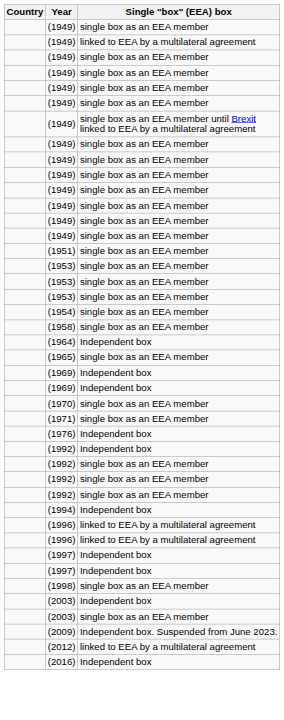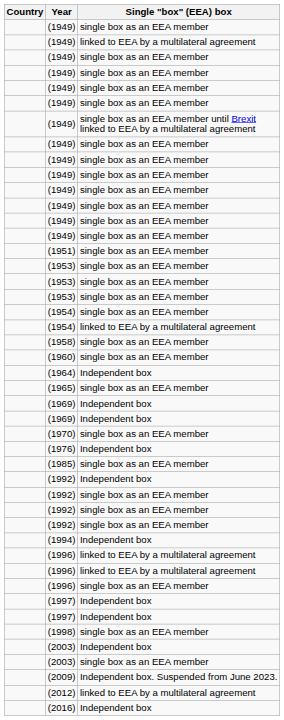+ row: (62, 327)
+ row: (62, 357)
- row: (62, 418)
+ row: (62, 464)
+ row: (62, 586)
